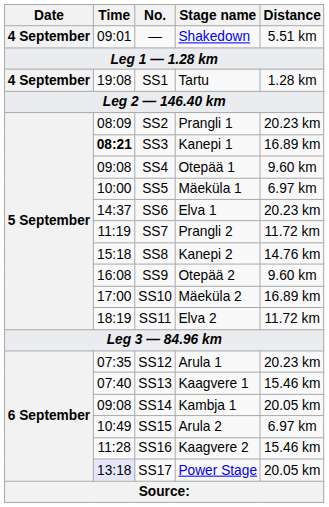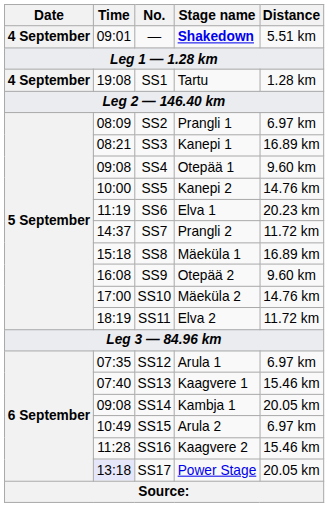(214, 37) normal -> (216, 37) bold
(292, 123) 20.23 km -> (291, 123) 6.97 km
(114, 145) bold -> (114, 145) normal
(210, 188) Mäeküla 1 -> (205, 188) Kanepi 2
(292, 188) 6.97 km -> (291, 188) 14.76 km
(114, 210) 14:37 -> (114, 210) 11:19
(114, 231) 11:19 -> (114, 231) 14:37
(206, 253) Kanepi 2 -> (209, 253) Mäeküla 1
(292, 253) 14.76 km -> (291, 253) 16.89 km
(292, 296) 16.89 km -> (291, 296) 14.76 km
(292, 361) 20.23 km -> (291, 361) 6.97 km
